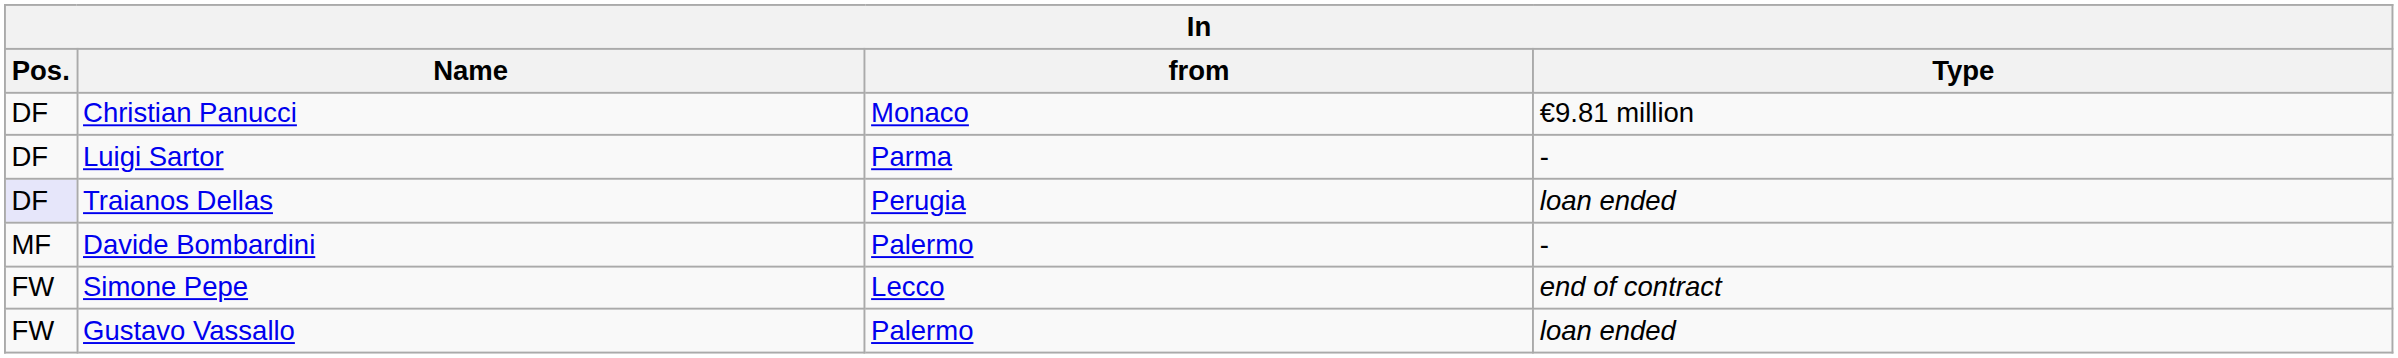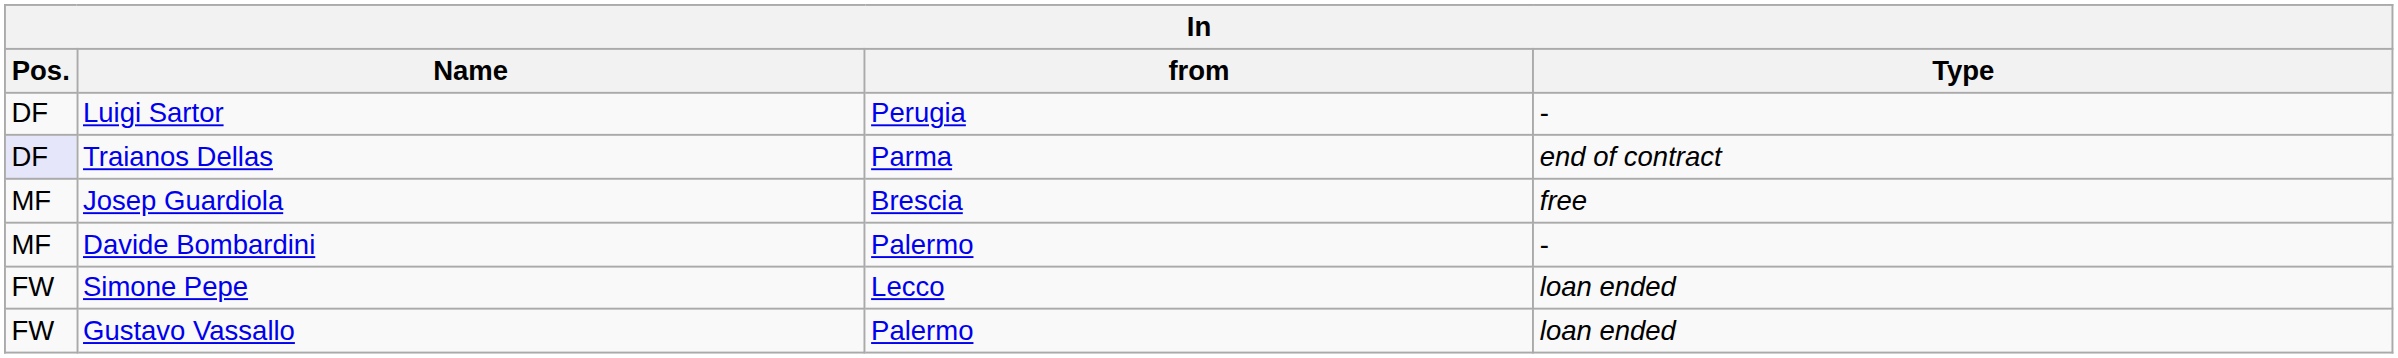- row: (190, 114)
(912, 157) Parma -> (918, 114) Perugia
(918, 201) Perugia -> (912, 157) Parma
(1608, 201) loan ended -> (1631, 157) end of contract
+ row: (183, 201)
(1631, 288) end of contract -> (1608, 288) loan ended
